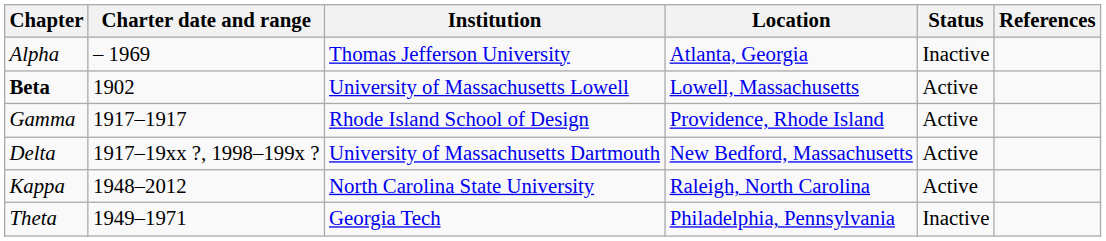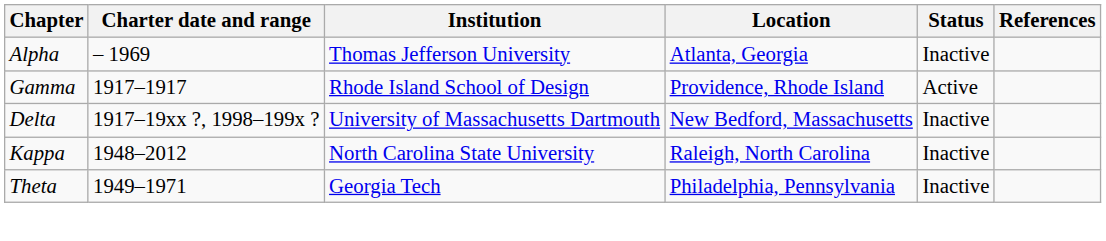- row: (30, 86)
(950, 152) Active -> (956, 119) Inactive
(950, 185) Active -> (956, 152) Inactive
